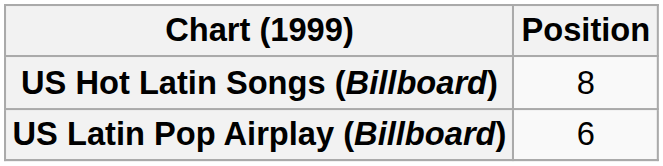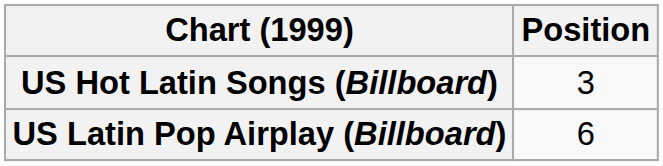(586, 82) 8 -> (586, 82) 3
